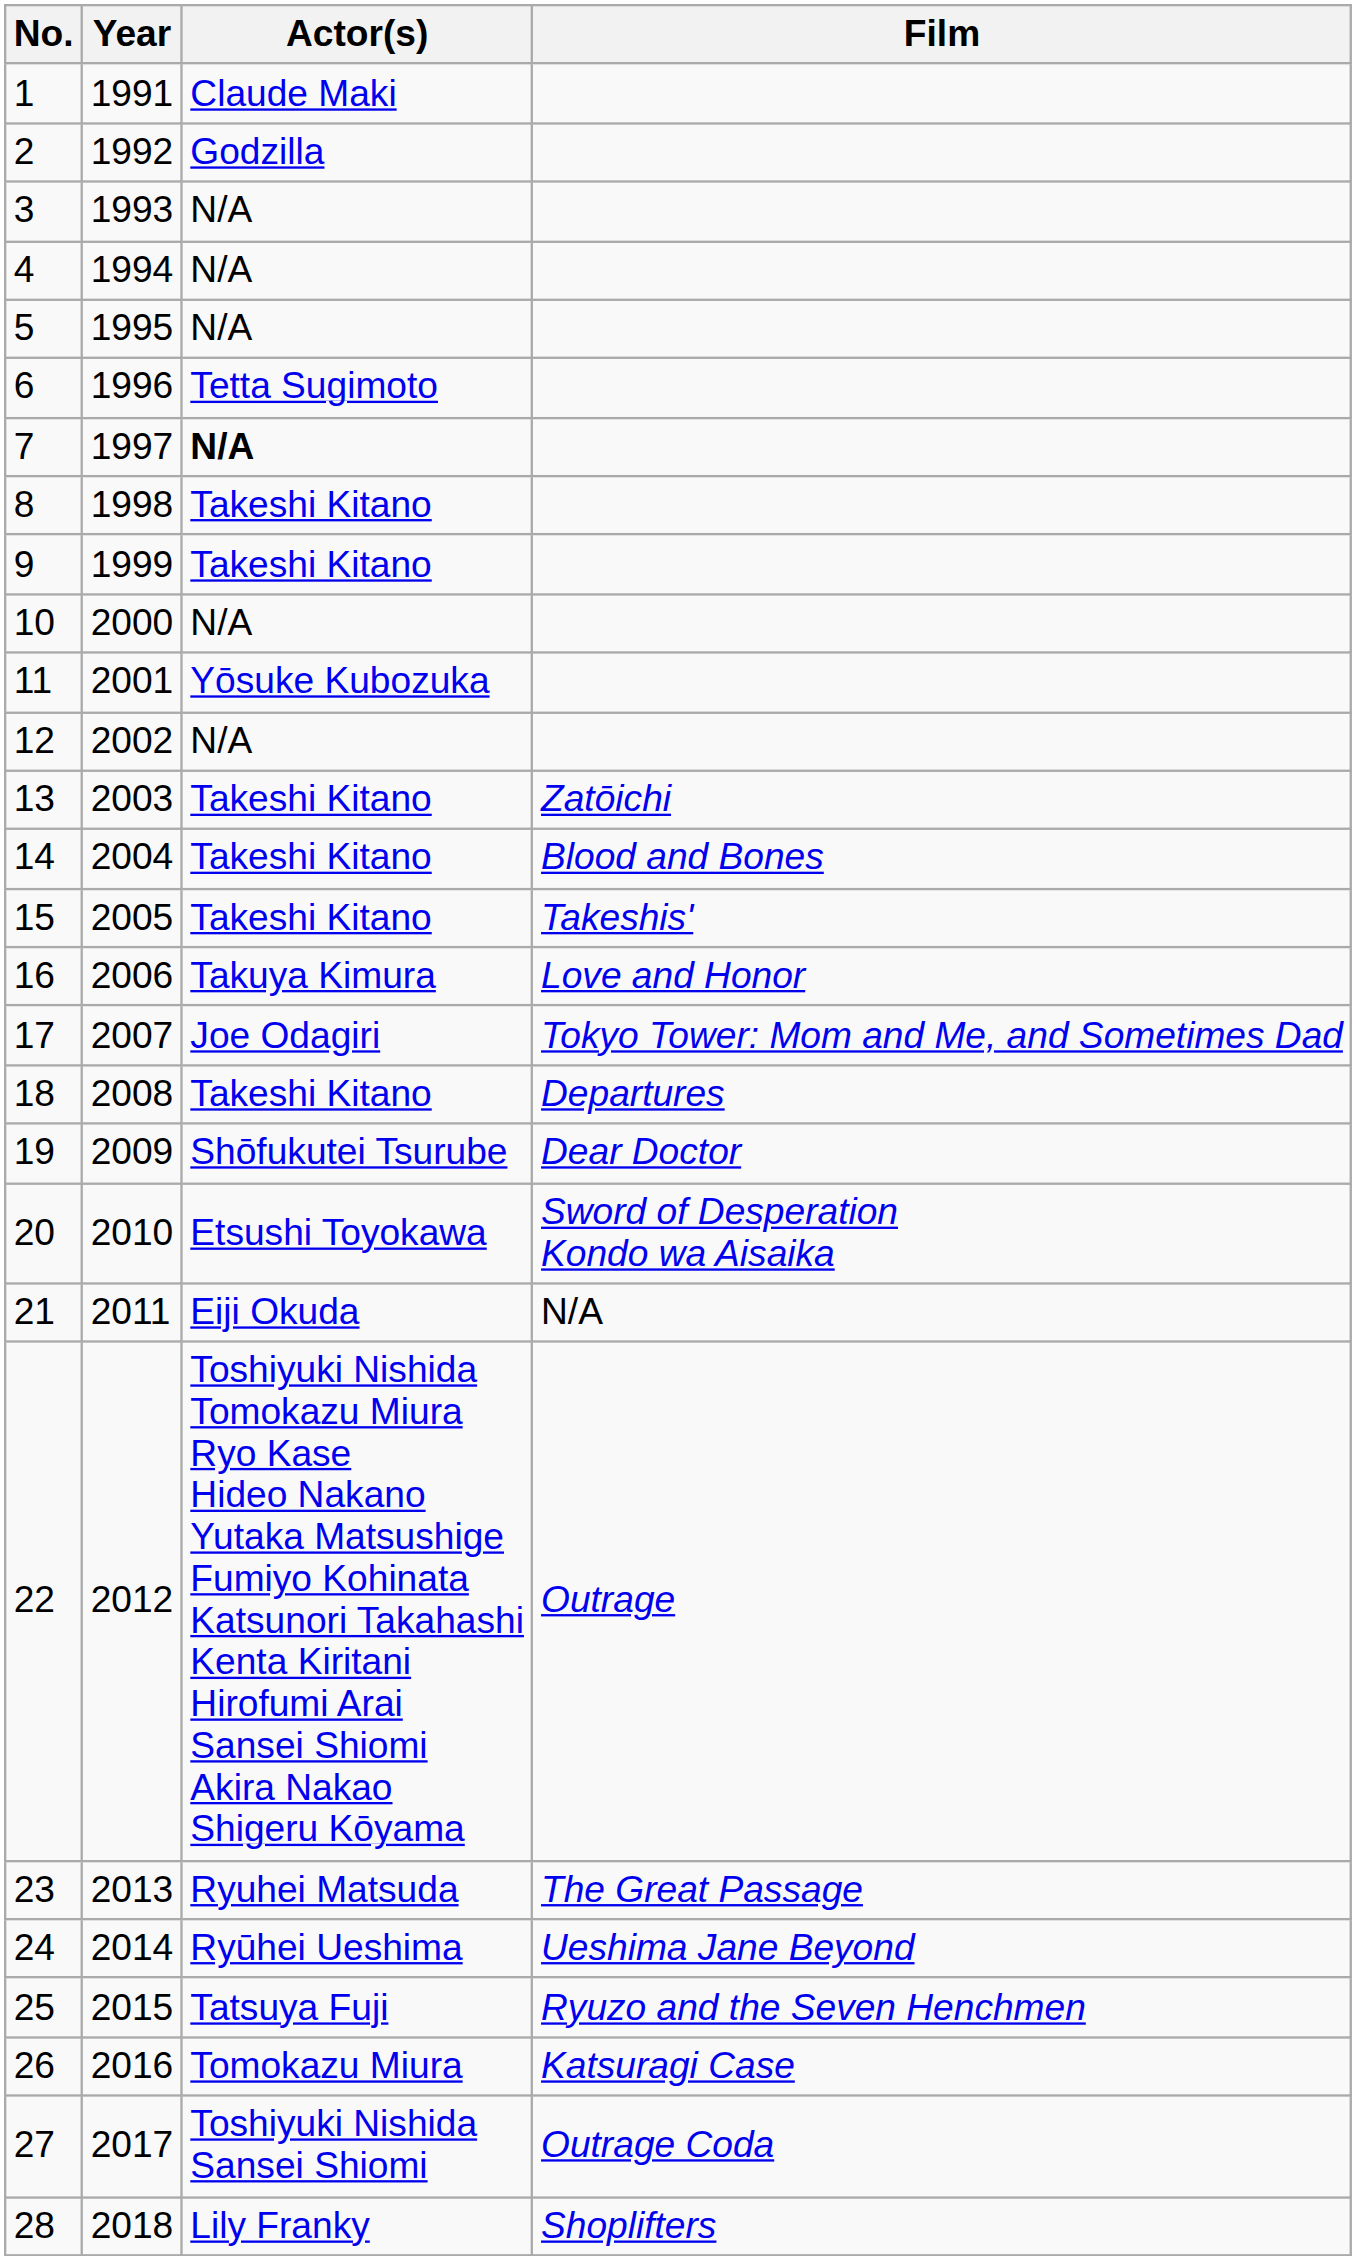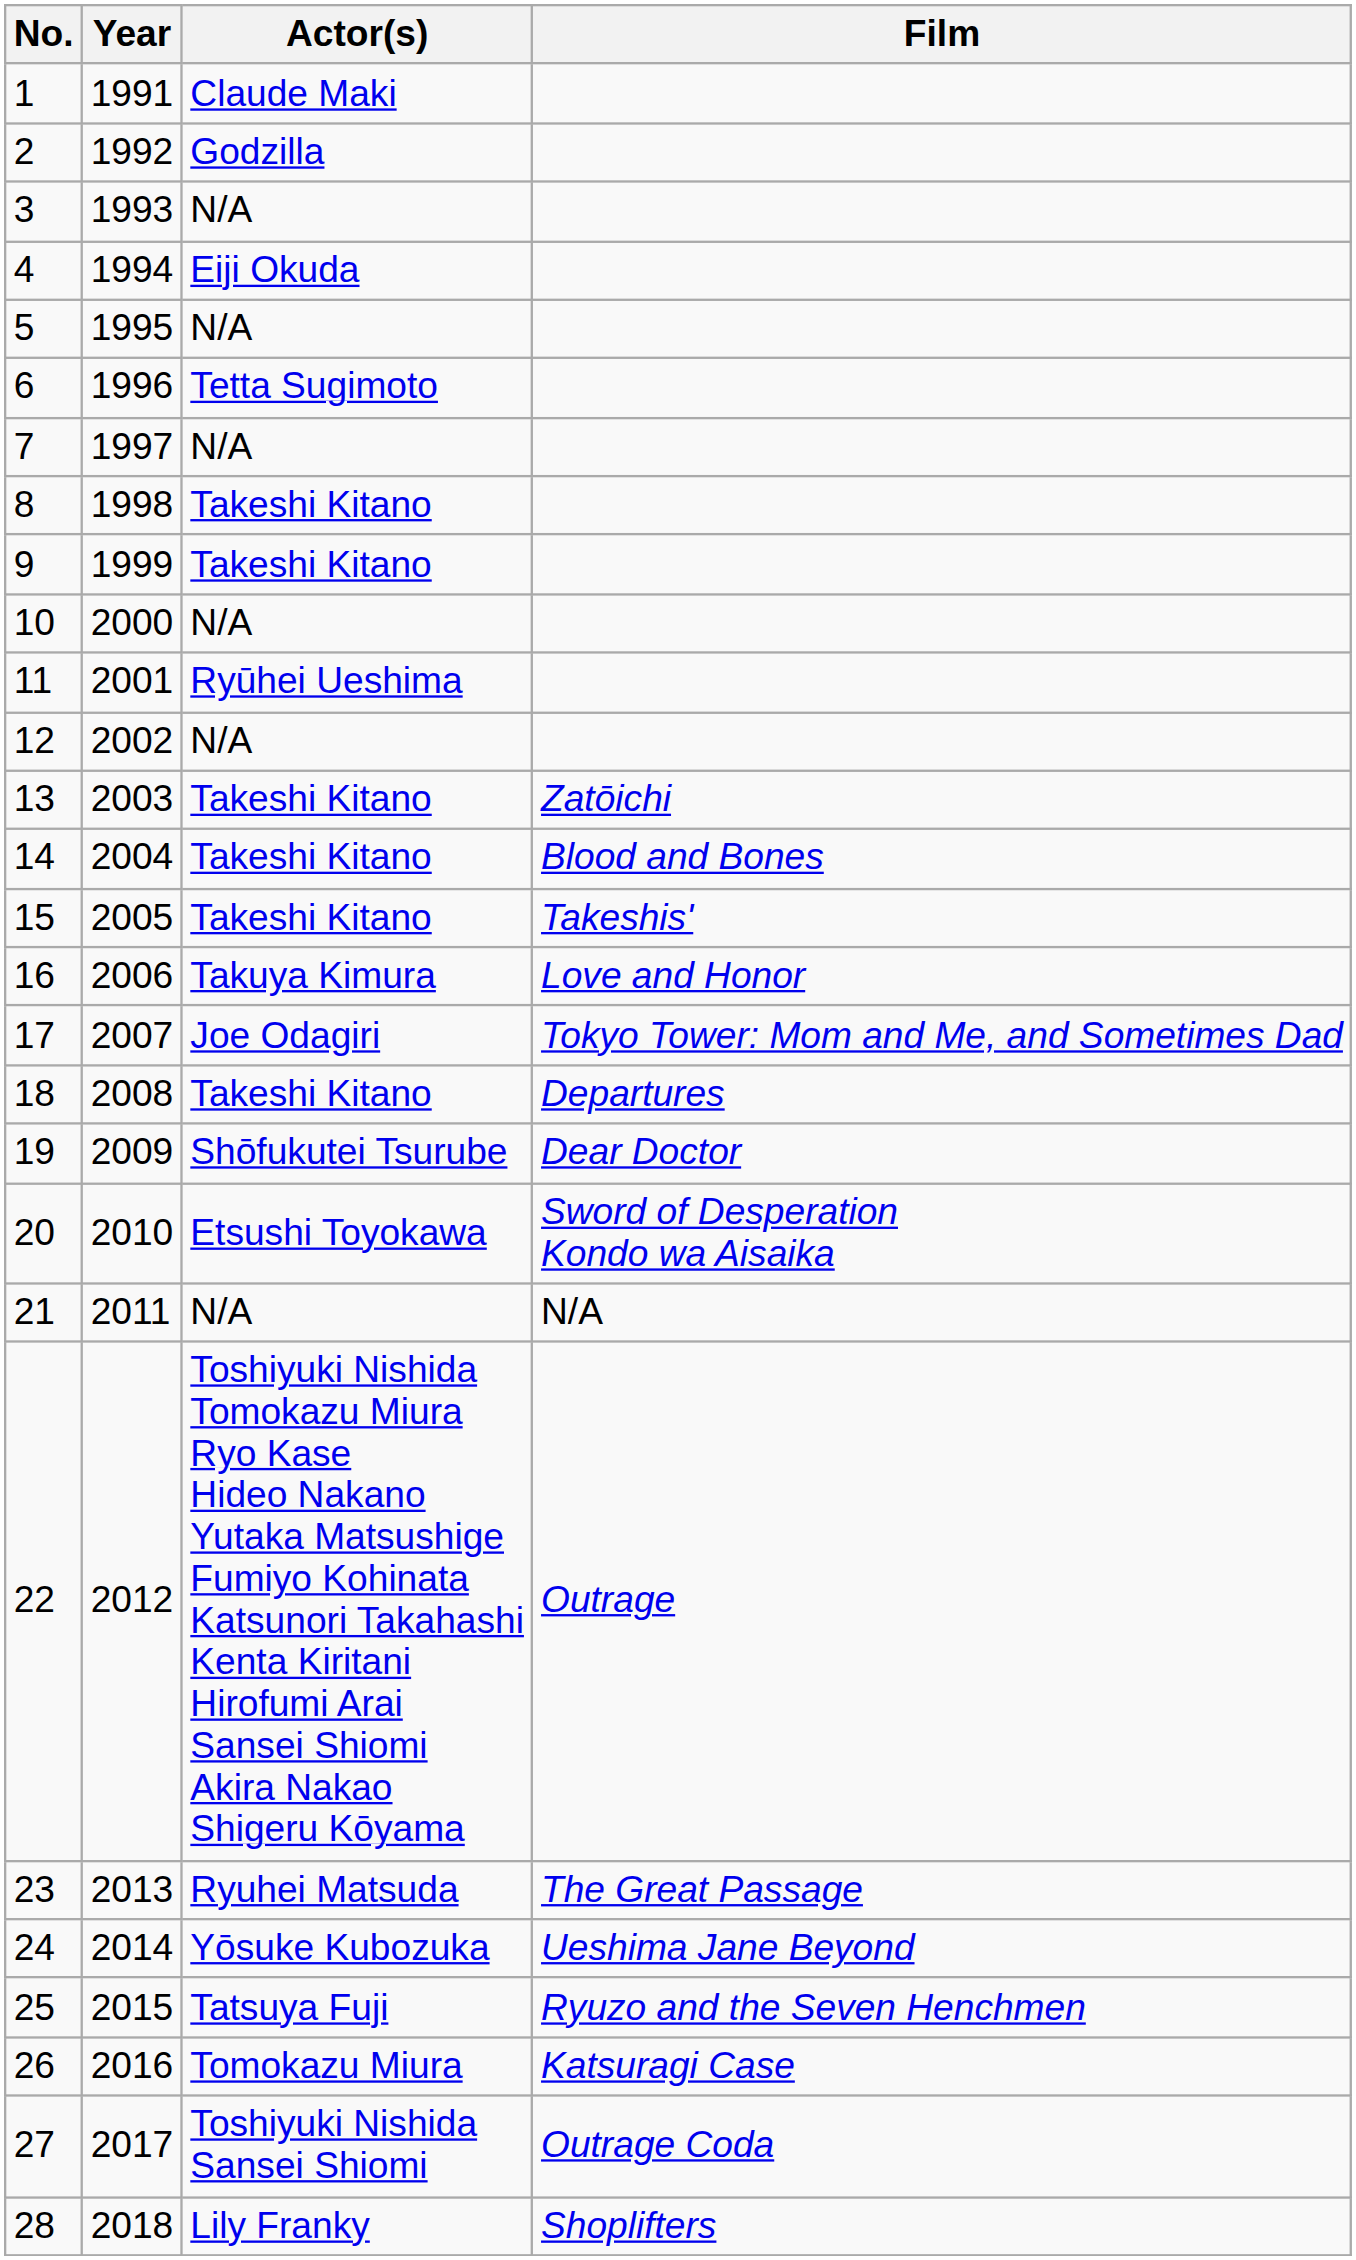(221, 269) N/A -> (275, 269) Eiji Okuda
(222, 446) bold -> (221, 446) normal
(340, 681) Yōsuke Kubozuka -> (326, 681) Ryūhei Ueshima
(275, 1311) Eiji Okuda -> (221, 1311) N/A
(326, 1947) Ryūhei Ueshima -> (340, 1947) Yōsuke Kubozuka
